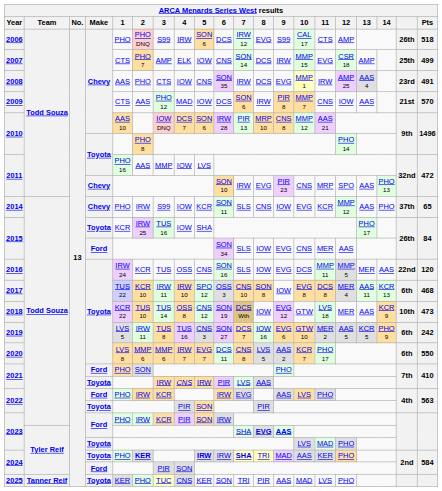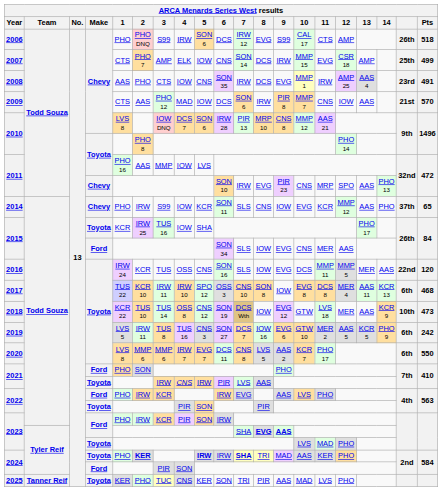(123, 123) AAS 10 -> (123, 123) LVS 8
